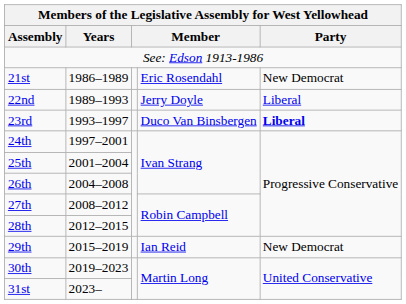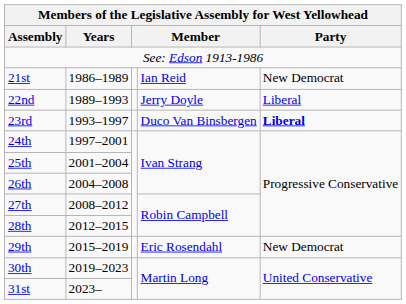(181, 78) Eric Rosendahl -> (163, 78) Ian Reid
(163, 246) Ian Reid -> (181, 246) Eric Rosendahl
